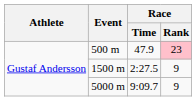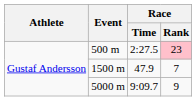(144, 50) 47.9 -> (144, 50) 2:27.5
(144, 68) 2:27.5 -> (144, 68) 47.9
(176, 68) 9 -> (176, 68) 7
